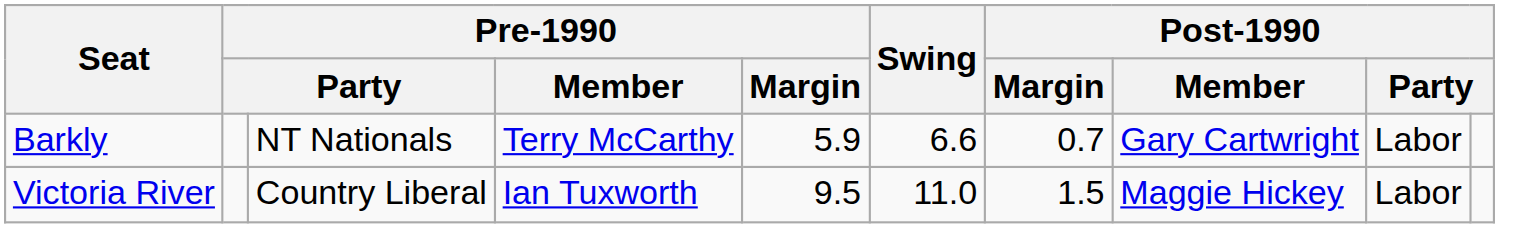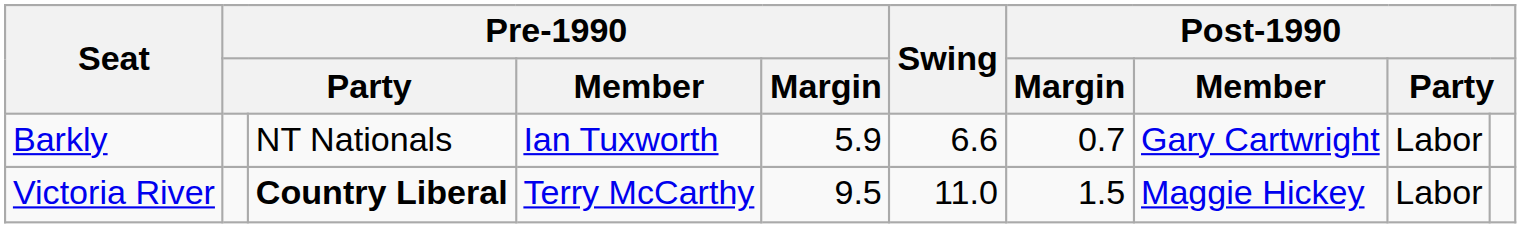(618, 139) Terry McCarthy -> (621, 139) Ian Tuxworth
(371, 193) normal -> (382, 193) bold
(600, 193) Ian Tuxworth -> (639, 193) Terry McCarthy
